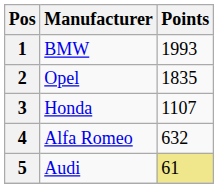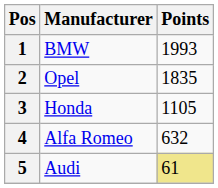(179, 108) 1107 -> (179, 108) 1105
